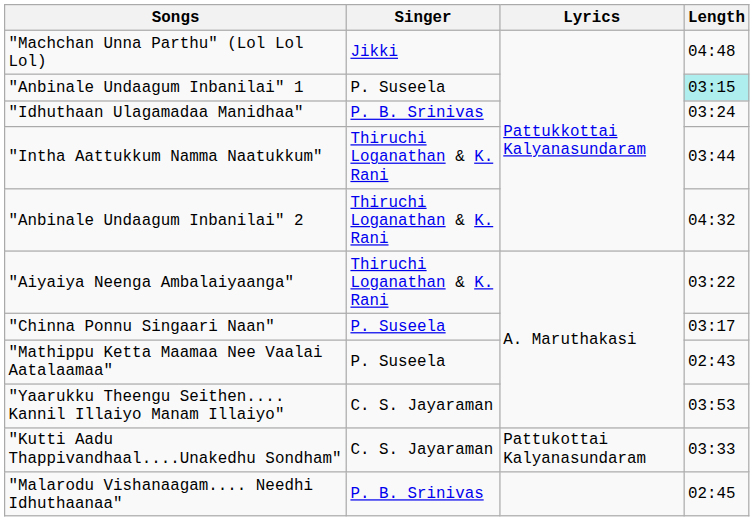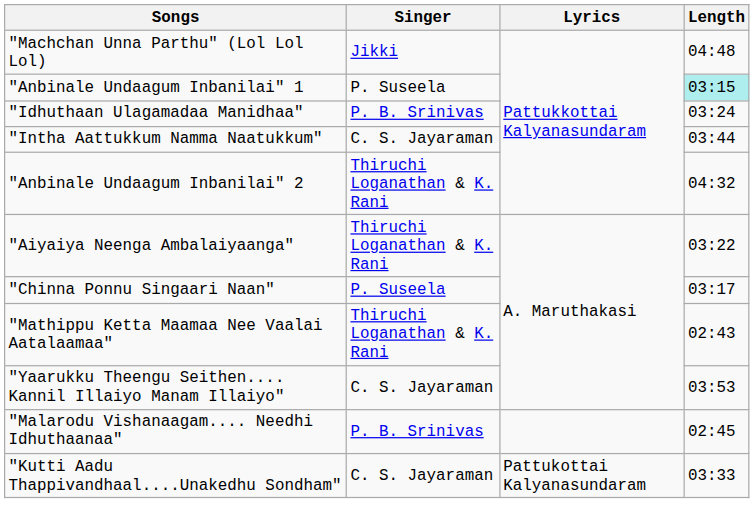(422, 158) Thiruchi Loganathan & K. Rani -> (422, 139) C. S. Jayaraman
(398, 362) P. Suseela -> (422, 334) Thiruchi Loganathan & K. Rani
rows swapped: (175, 450) <-> (161, 494)
